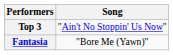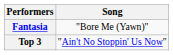rows swapped: (30, 27) <-> (30, 42)
